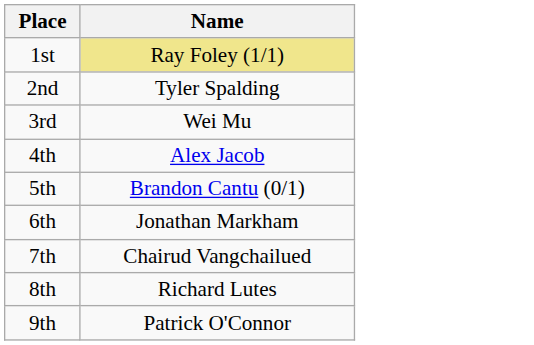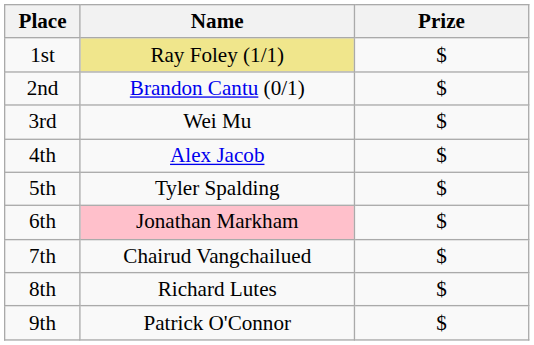+ column: (441, 21)
(217, 88) Tyler Spalding -> (217, 88) Brandon Cantu (0/1)
(217, 188) Brandon Cantu (0/1) -> (217, 188) Tyler Spalding
(217, 222) no background -> (217, 222) pink background
